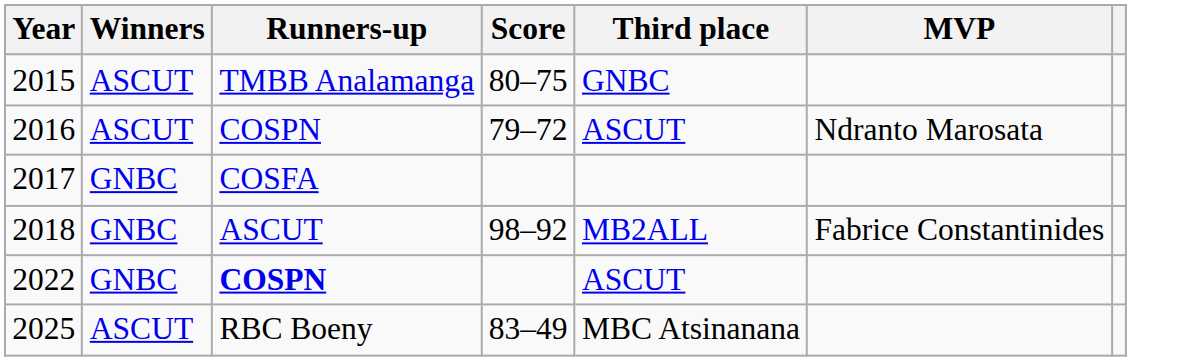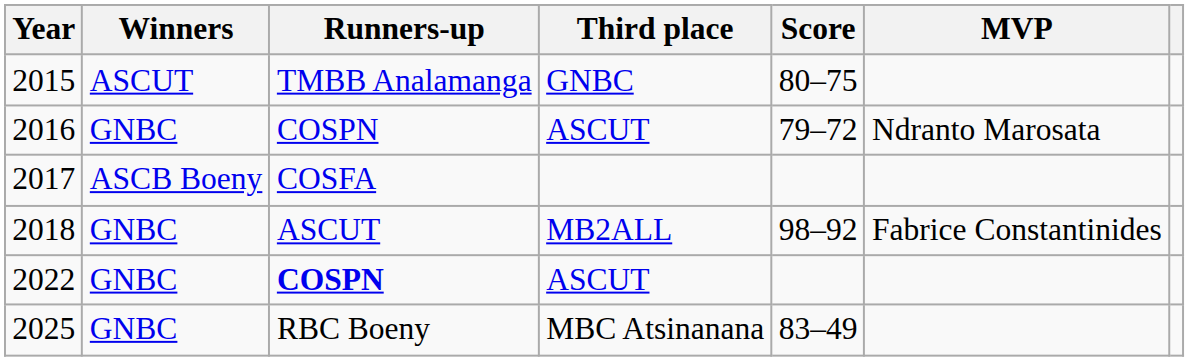columns swapped: (528, 29) <-> (691, 29)
(141, 129) ASCUT -> (134, 129) GNBC
(134, 179) GNBC -> (176, 179) ASCB Boeny
(141, 329) ASCUT -> (134, 329) GNBC
